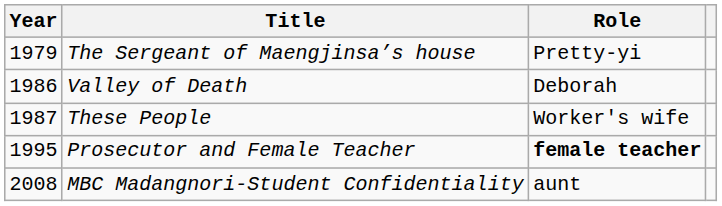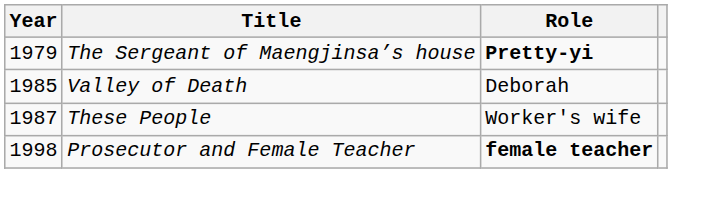(587, 54) normal -> (539, 54) bold
(34, 86) 1986 -> (34, 86) 1985
(34, 152) 1995 -> (34, 152) 1998
- row: (295, 184)
